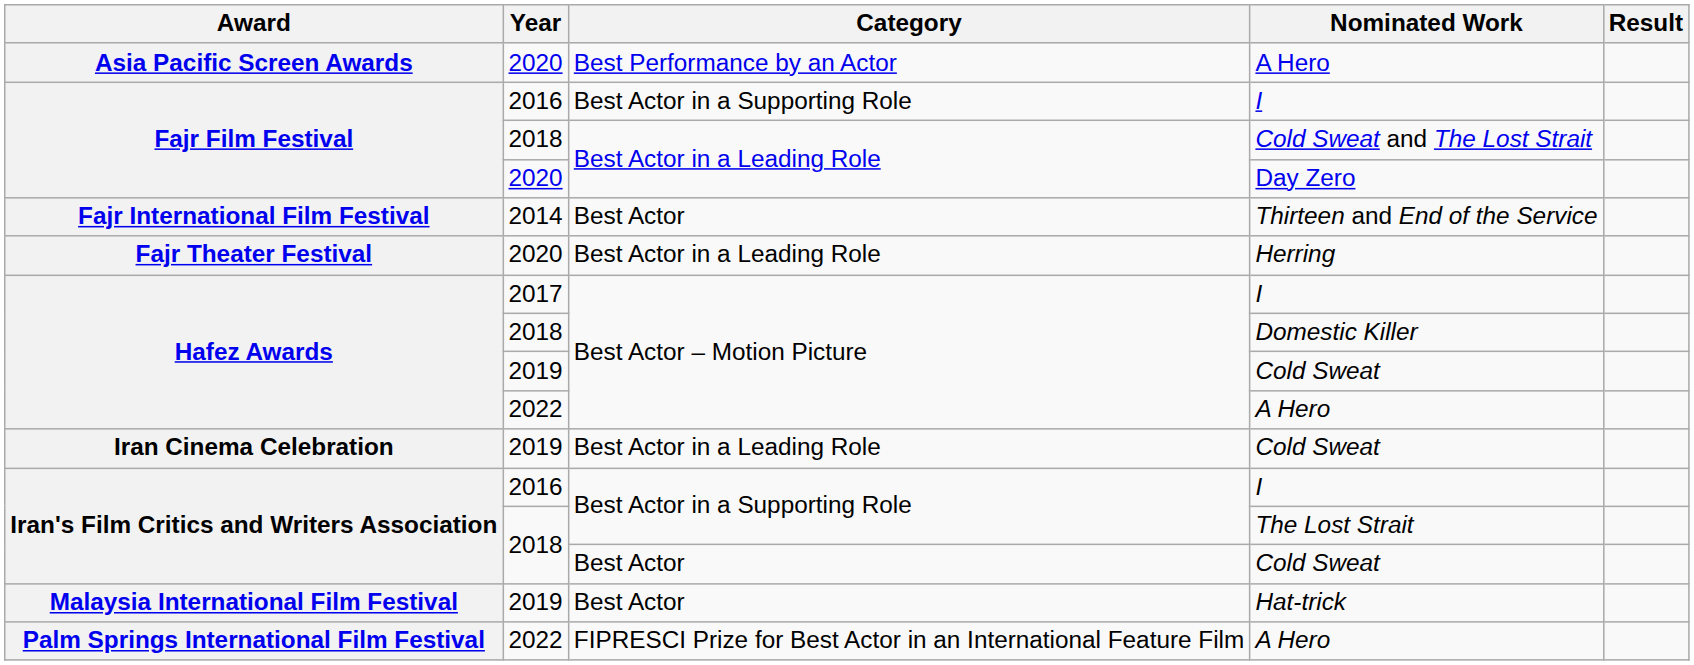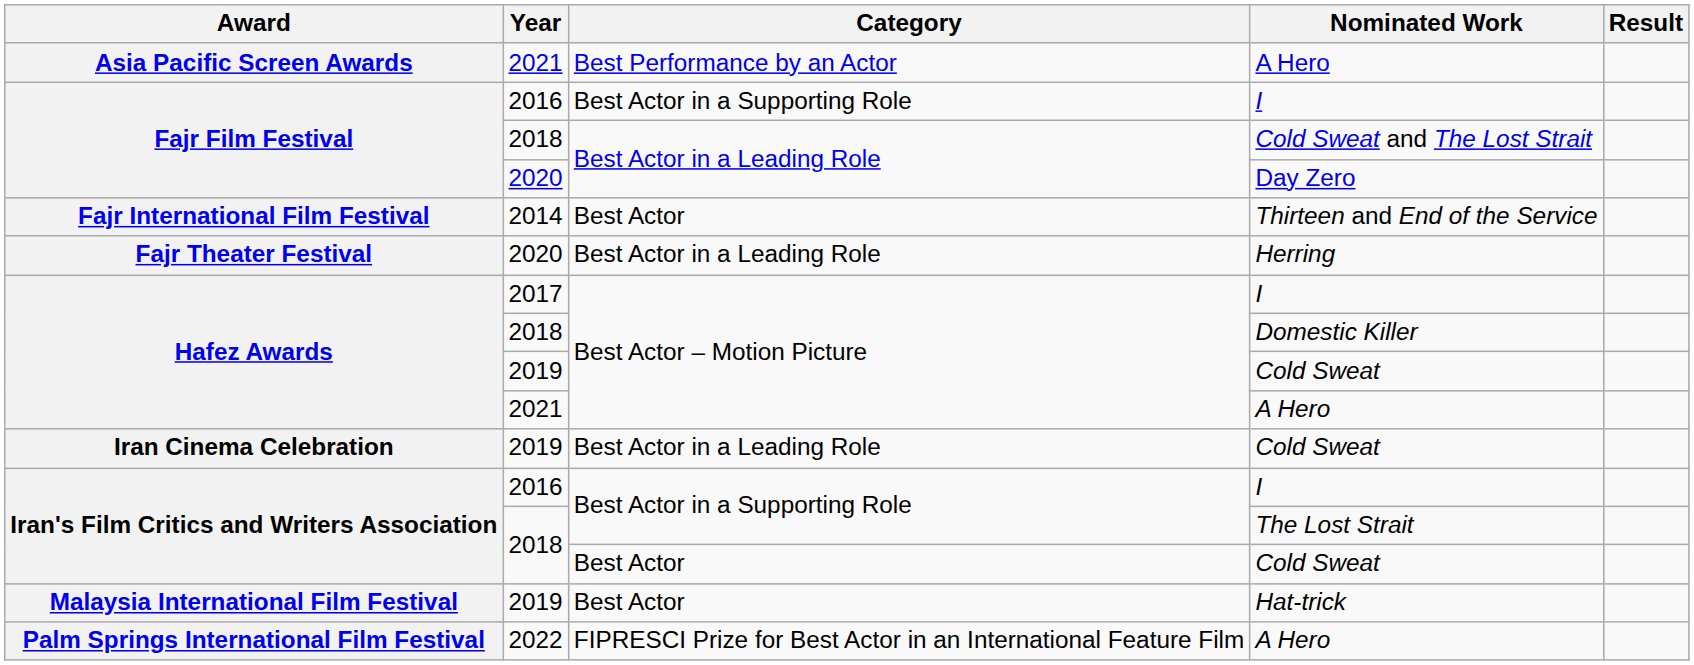(536, 62) 2020 -> (536, 62) 2021
(536, 409) 2022 -> (536, 409) 2021
